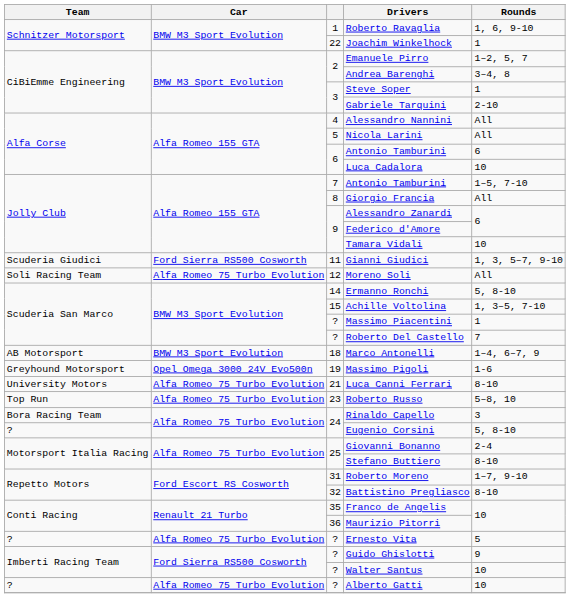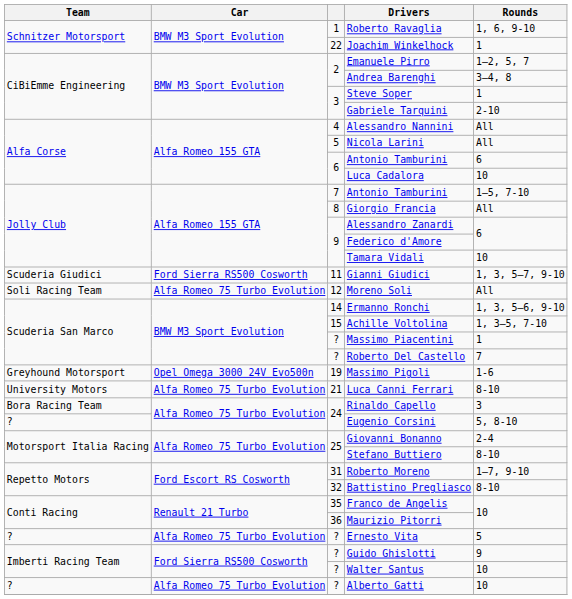(495, 291) 5, 8-10 -> (520, 308) 1, 3, 5–6, 9-10
- row: (335, 353)
- row: (335, 400)
